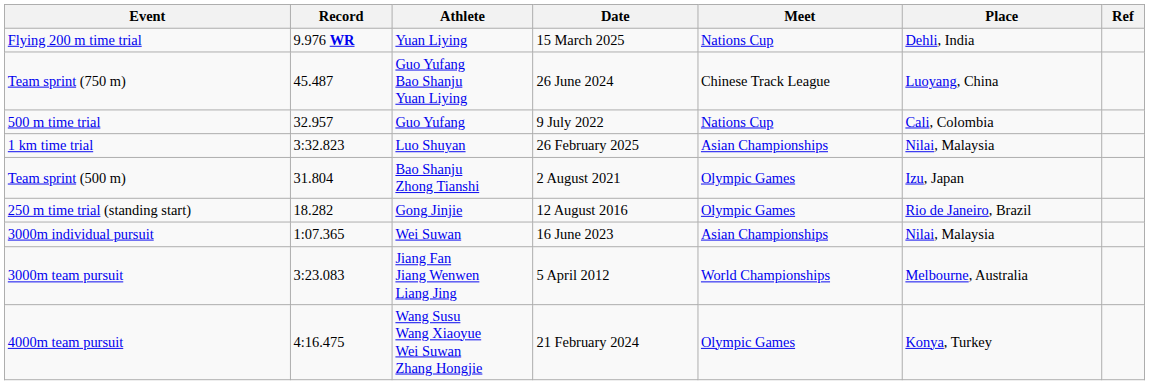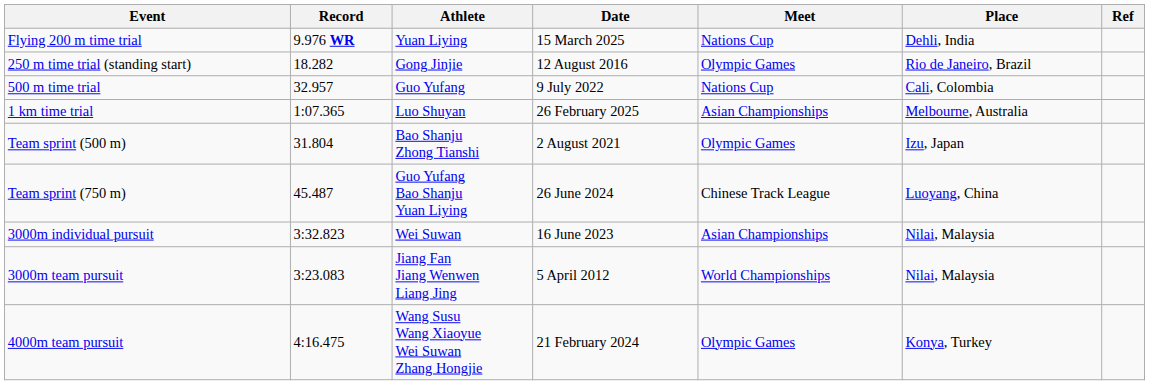rows swapped: (99, 210) <-> (67, 81)
(319, 146) 3:32.823 -> (319, 111) 1:07.365
(950, 146) Nilai, Malaysia -> (967, 111) Melbourne, Australia
(319, 234) 1:07.365 -> (319, 234) 3:32.823
(967, 275) Melbourne, Australia -> (950, 275) Nilai, Malaysia
